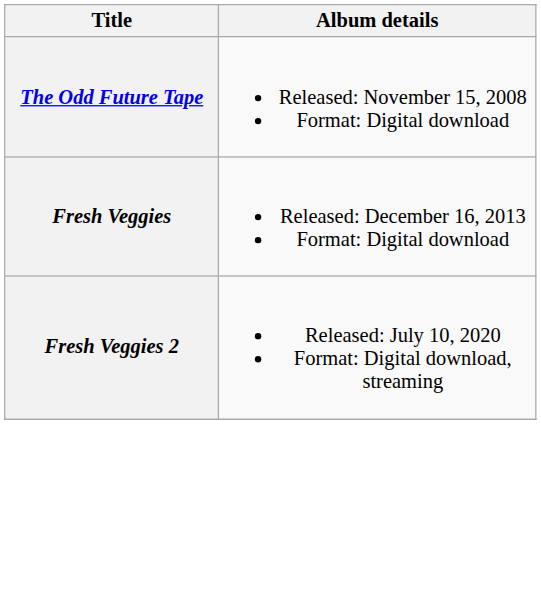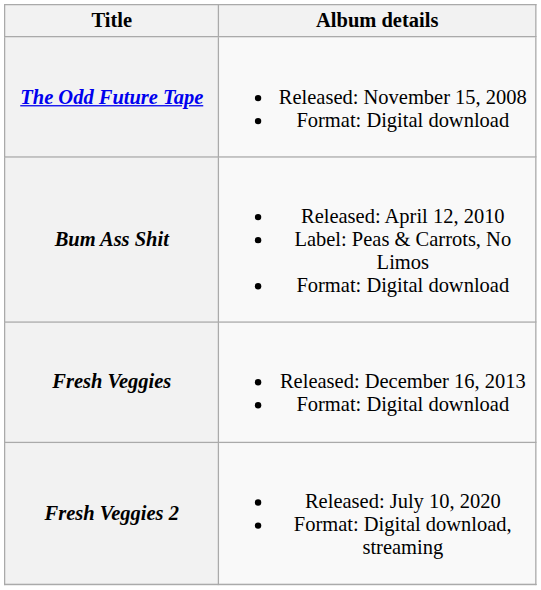+ row: (112, 239)
